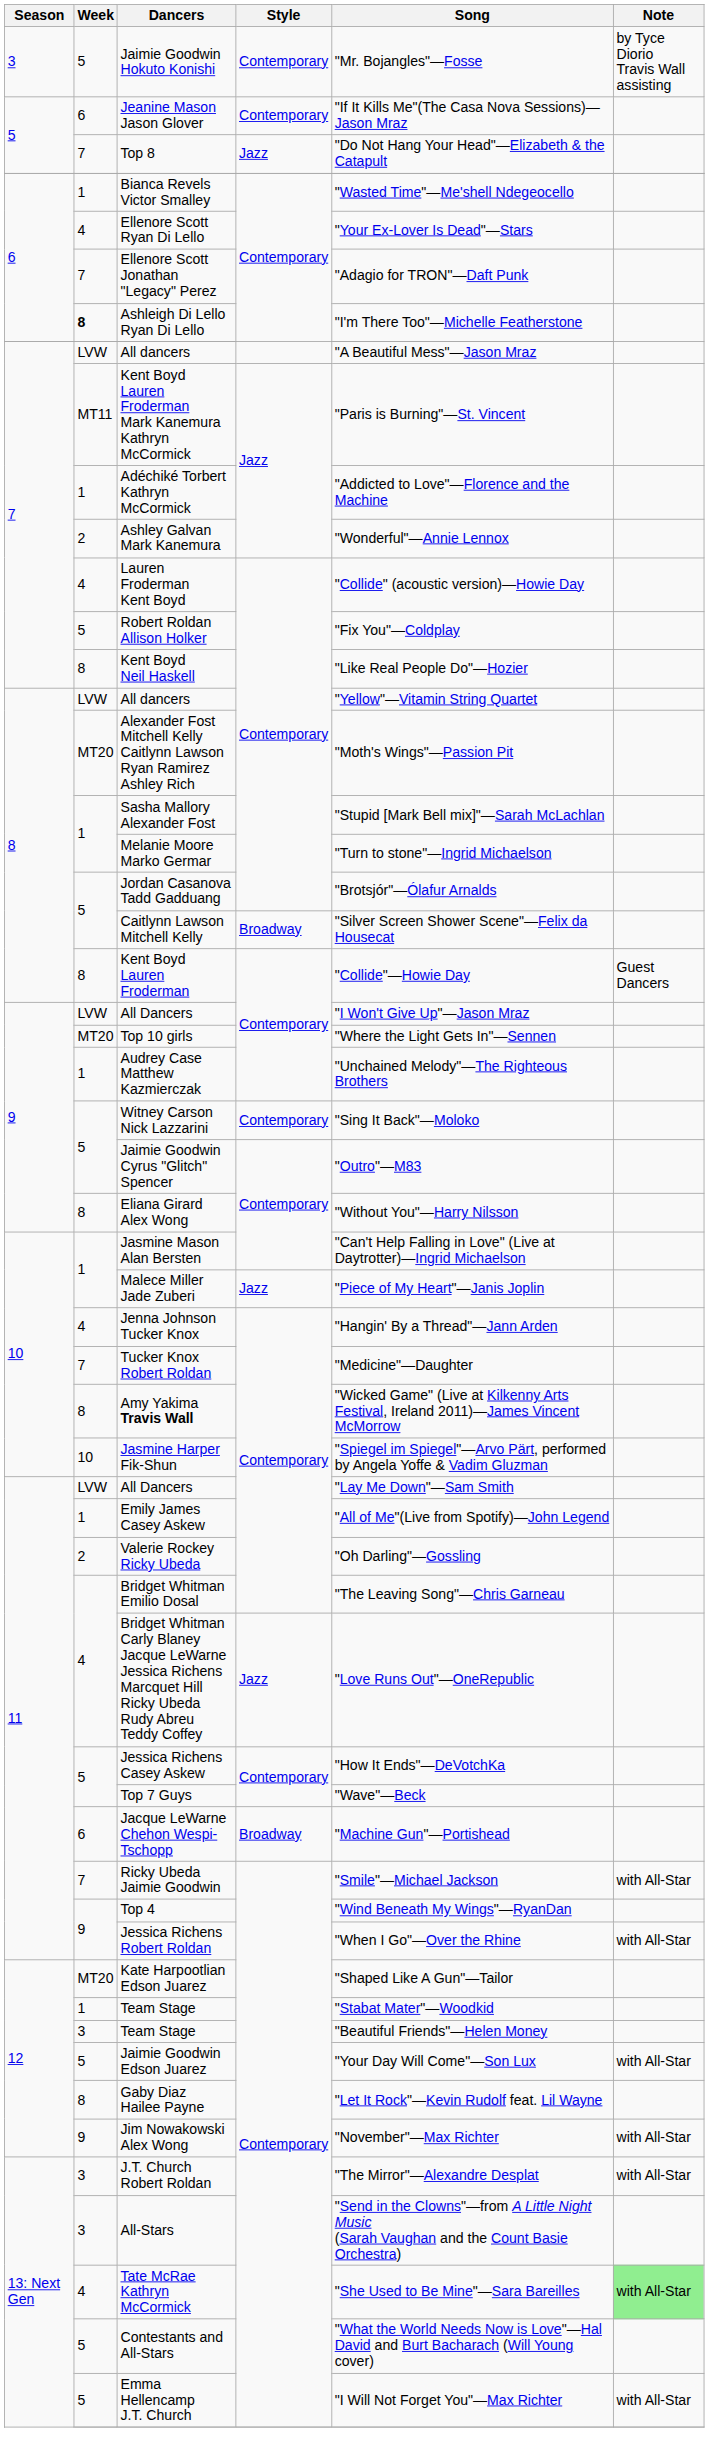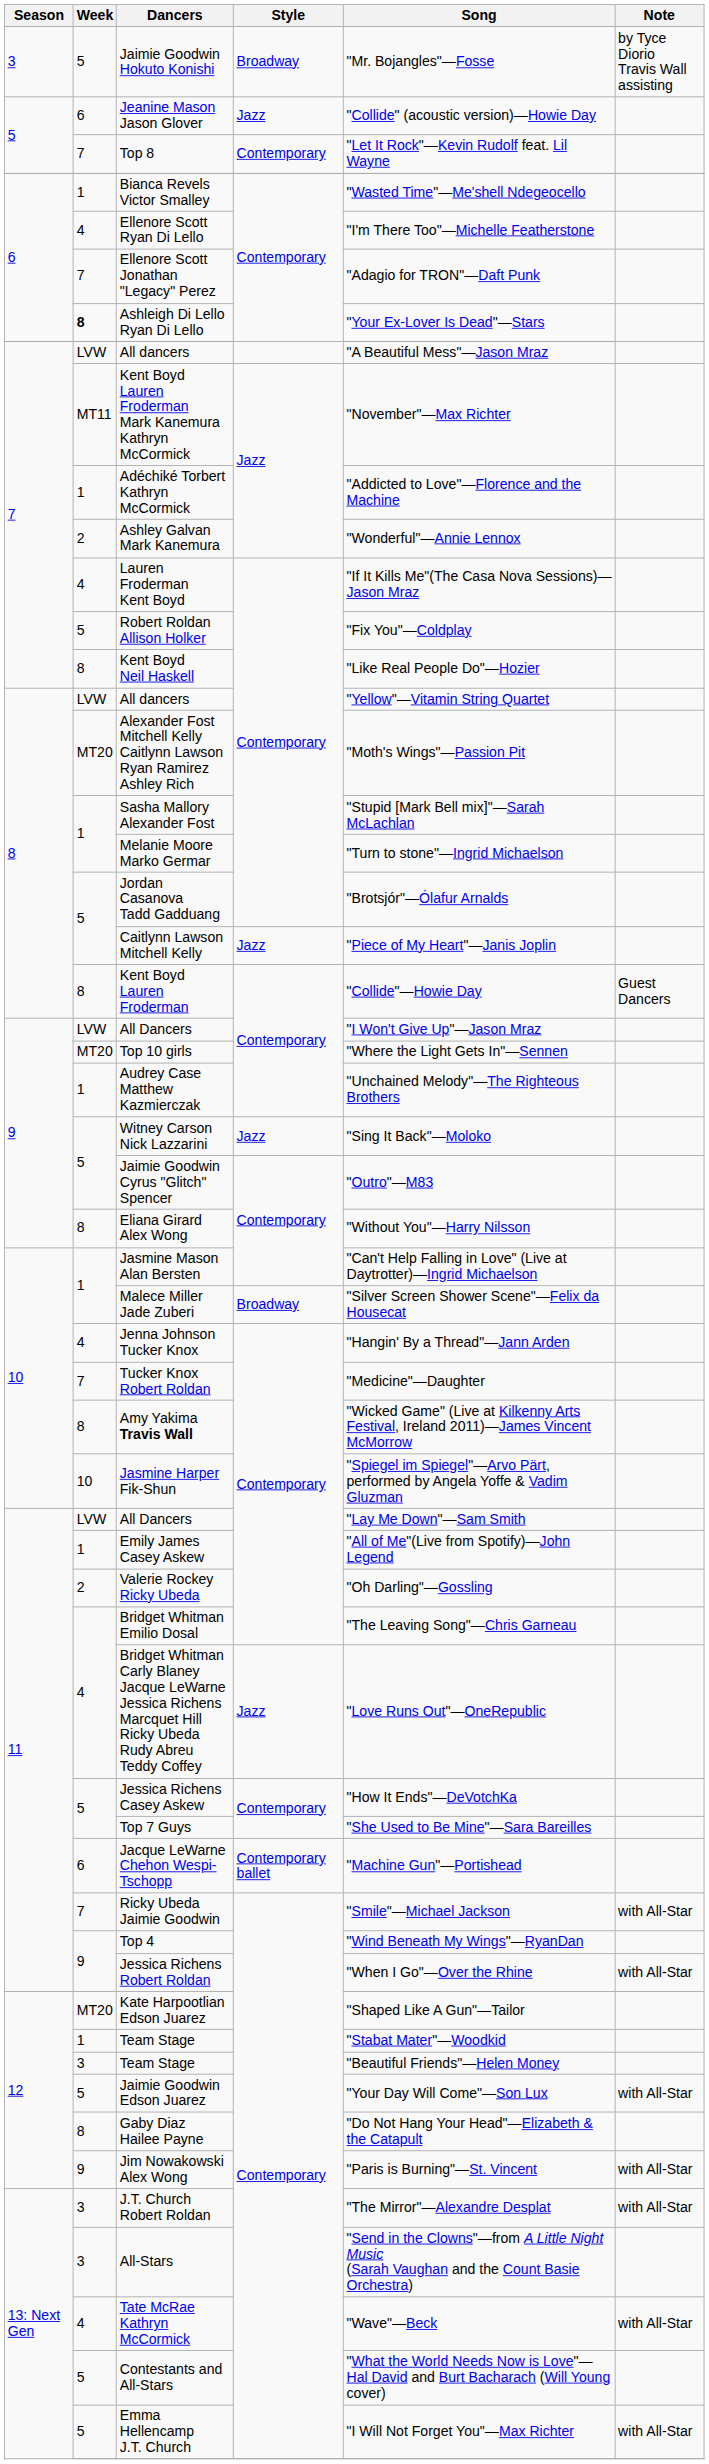(284, 61) Contemporary -> (268, 61) Broadway
(284, 115) Contemporary -> (251, 115) Jazz
(467, 115) "If It Kills Me"(The Casa Nova Sessions)—Jason Mraz -> (471, 115) "Collide" (acoustic version)—Howie Day
(253, 153) Jazz -> (281, 153) Contemporary
(470, 153) "Do Not Hang Your Head"—Elizabeth & the Catapult -> (457, 153) "Let It Rock"—Kevin Rudolf feat. Lil Wayne
(434, 230) "Your Ex-Lover Is Dead"—Stars -> (470, 230) "I'm There Too"—Michelle Featherstone
(459, 322) "I'm There Too"—Michelle Featherstone -> (446, 322) "Your Ex-Lover Is Dead"—Stars
(430, 414) "Paris is Burning"—St. Vincent -> (429, 414) "November"—Max Richter
(459, 584) "Collide" (acoustic version)—Howie Day -> (479, 584) "If It Kills Me"(The Casa Nova Sessions)—Jason Mraz
(270, 929) Broadway -> (251, 945) Jazz
(461, 929) "Silver Screen Shower Scene"—Felix da Housecat -> (451, 945) "Piece of My Heart"—Janis Joplin
(284, 1120) Contemporary -> (251, 1136) Jazz
(253, 1288) Jazz -> (268, 1304) Broadway
(439, 1288) "Piece of My Heart"—Janis Joplin -> (473, 1304) "Silver Screen Shower Scene"—Felix da Housecat
(380, 1795) "Wave"—Beck -> (469, 1827) "She Used to Be Mine"—Sara Bareilles
(270, 1834) Broadway -> (281, 1865) Contemporary ballet
(469, 2099) "Let It Rock"—Kevin Rudolf feat. Lil Wayne -> (470, 2131) "Do Not Hang Your Head"—Elizabeth & the Catapult
(417, 2138) "November"—Max Richter -> (442, 2169) "Paris is Burning"—St. Vincent
(457, 2292) "She Used to Be Mine"—Sara Bareilles -> (392, 2323) "Wave"—Beck
(654, 2292) lightgreen background -> (655, 2323) no background
